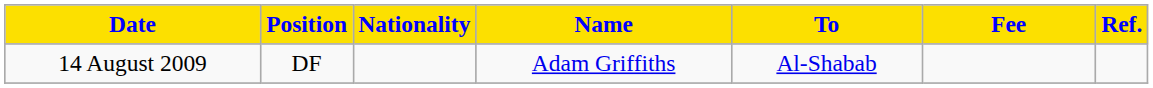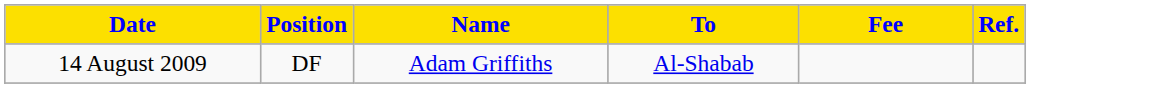- column: (414, 24)
